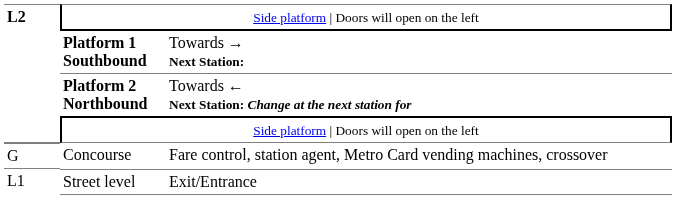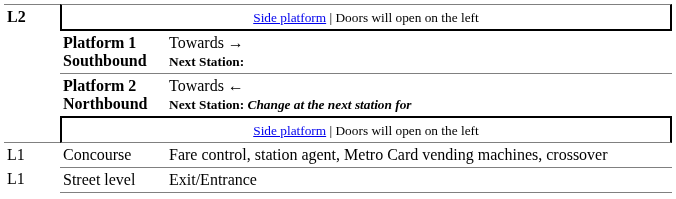(13, 156) G -> (16, 154) L1
